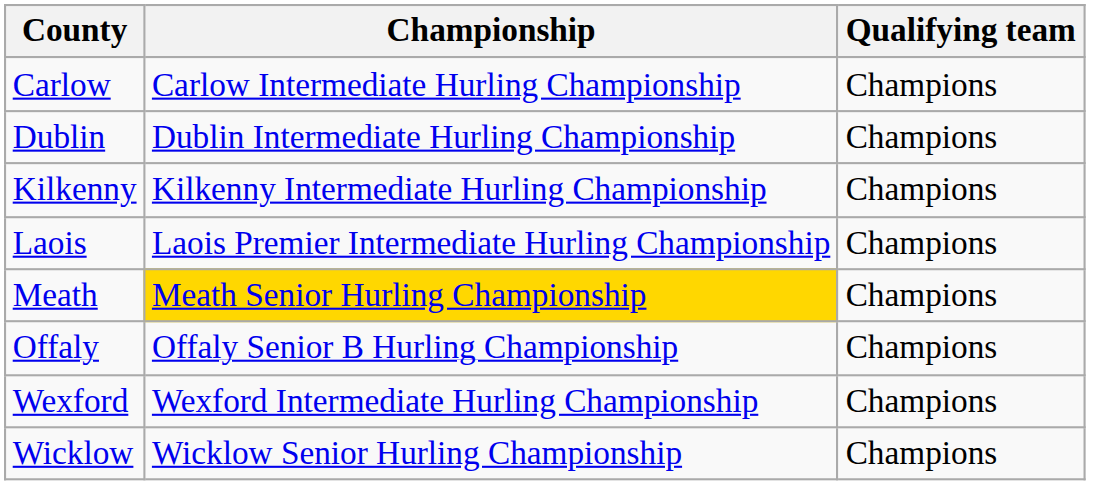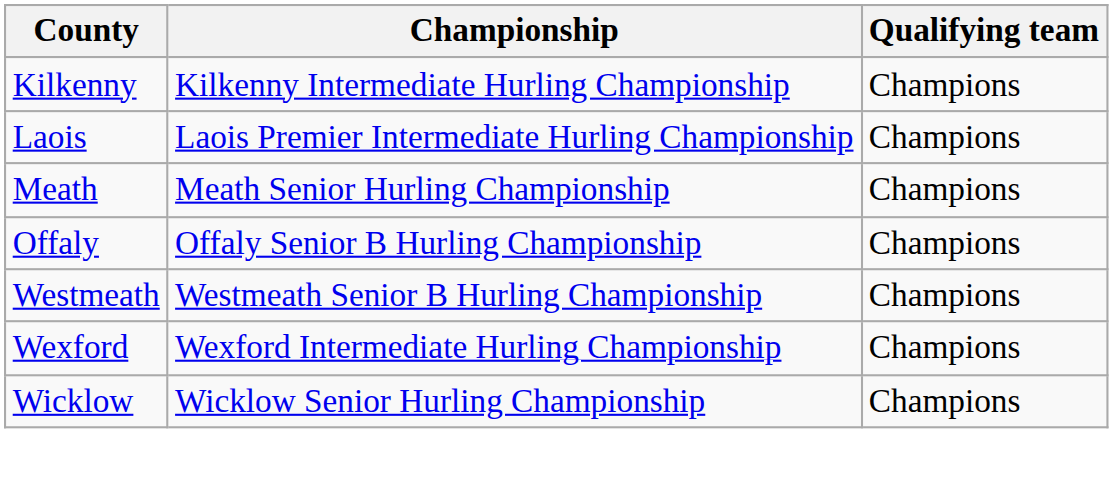- row: (62, 83)
- row: (59, 136)
(399, 294) gold background -> (422, 189) no background
+ row: (86, 294)
